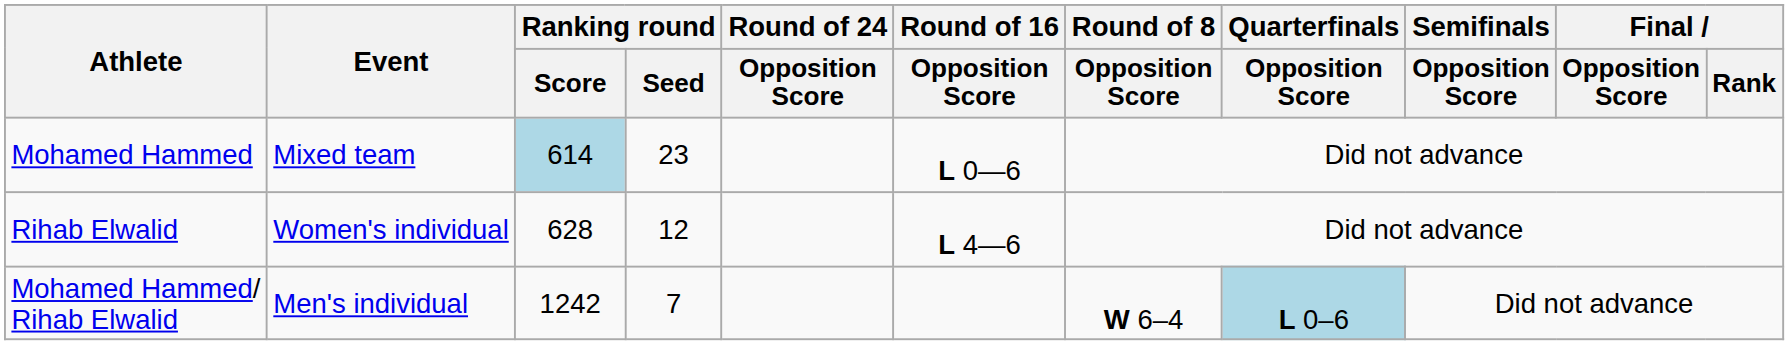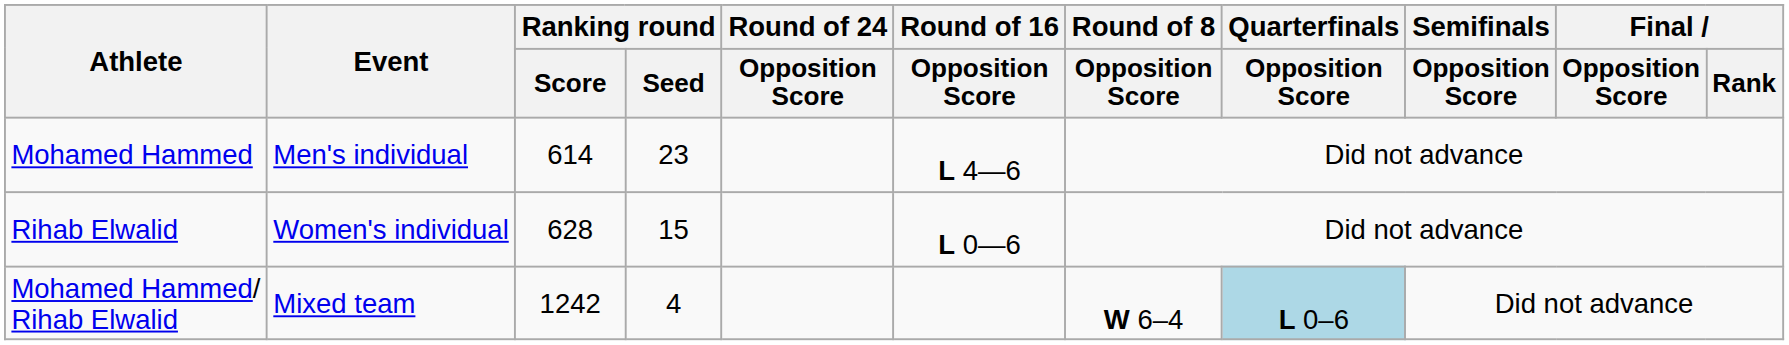(344, 155) Mixed team -> (371, 155) Men's individual
(570, 155) lightblue background -> (570, 155) no background
(980, 171) L 0—6 -> (980, 171) L 4—6
(674, 229) 12 -> (674, 229) 15
(980, 245) L 4—6 -> (980, 245) L 0—6
(371, 303) Men's individual -> (344, 303) Mixed team
(674, 303) 7 -> (674, 303) 4
